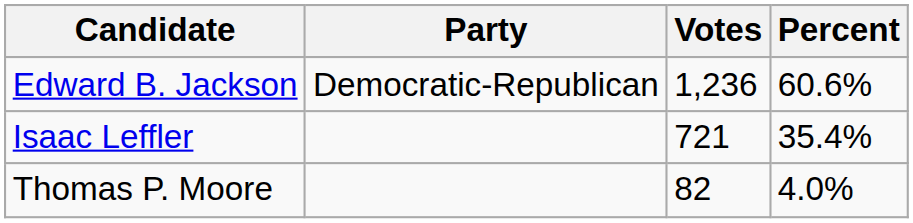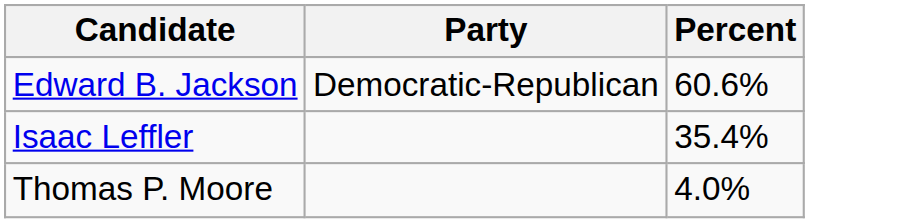- column: (718, 30)
